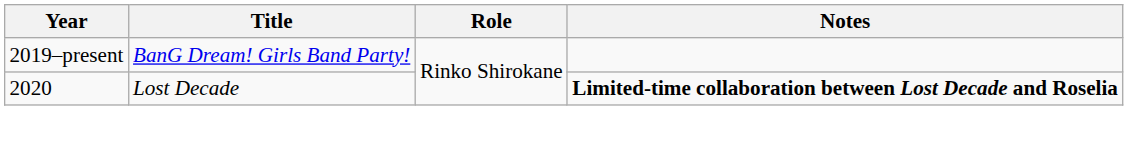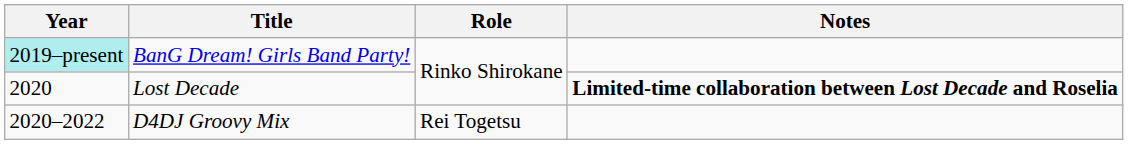(66, 54) no background -> (66, 54) paleturquoise background
+ row: (211, 121)
